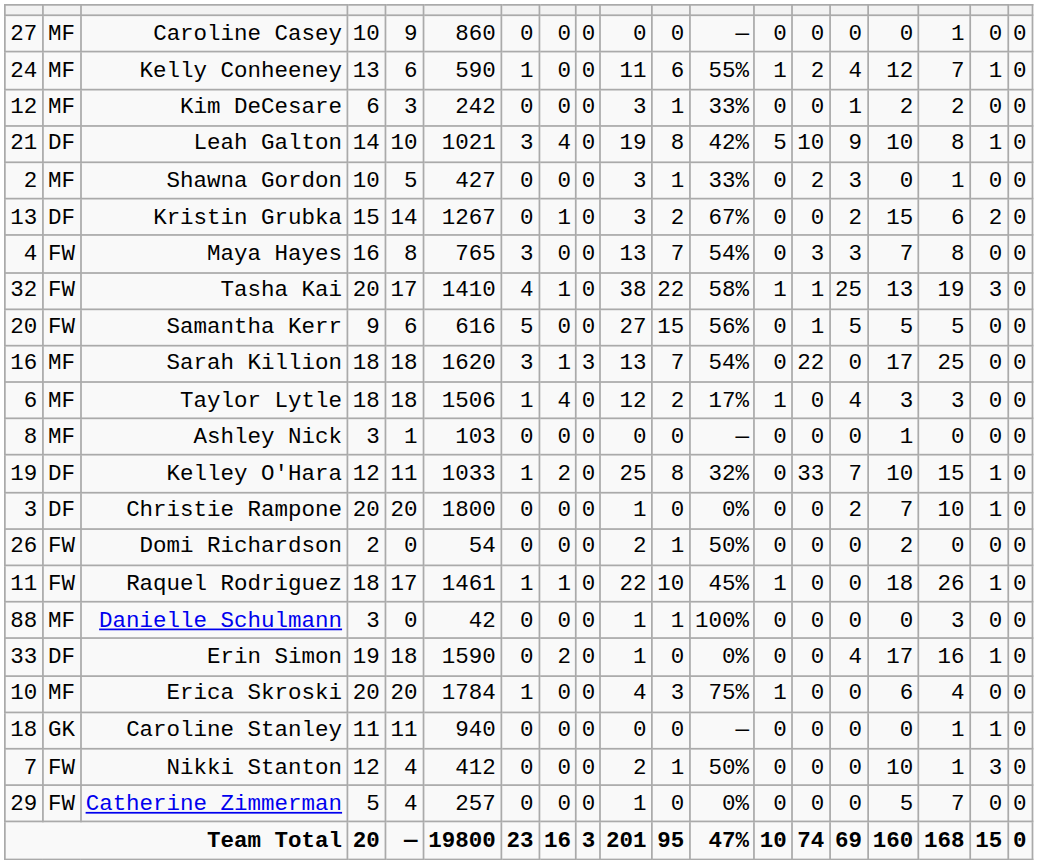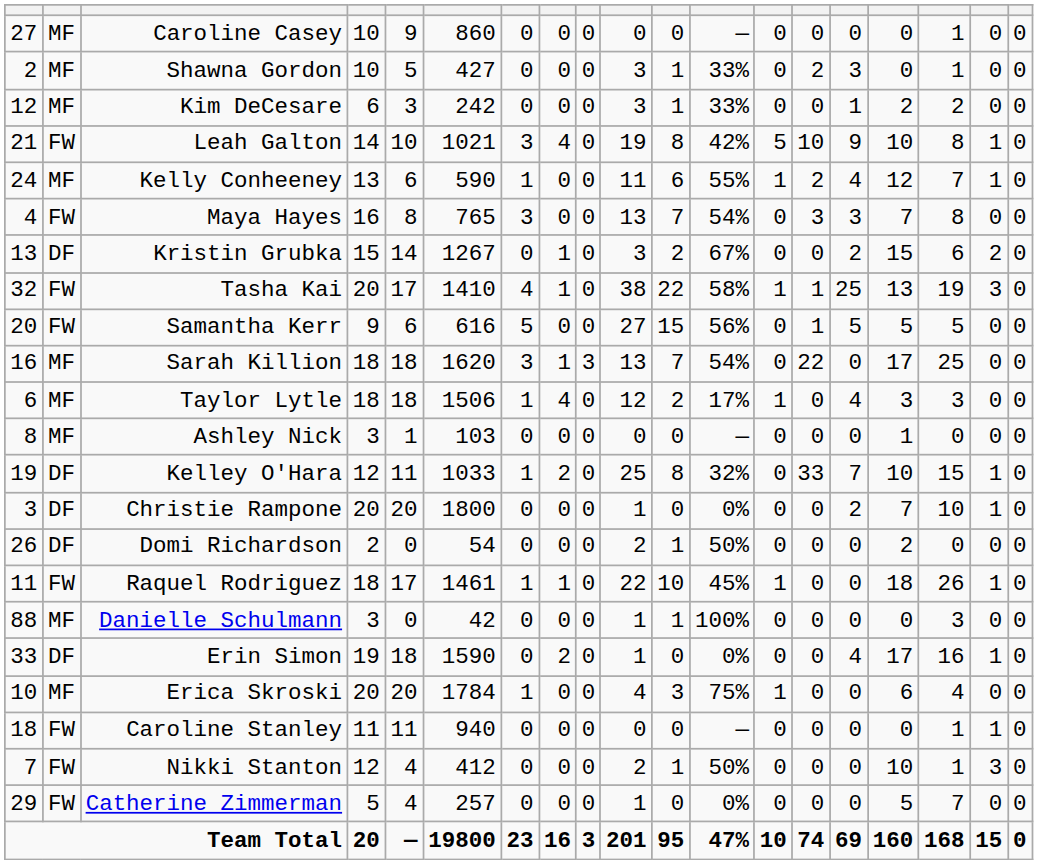rows swapped: (241, 71) <-> (254, 181)
(61, 144) DF -> (61, 144) FW
rows swapped: (248, 217) <-> (275, 254)
(61, 547) FW -> (61, 547) DF
(61, 730) GK -> (61, 730) FW
